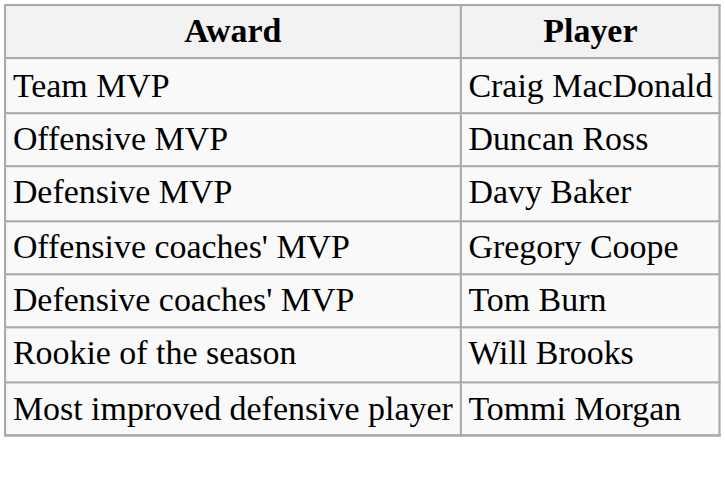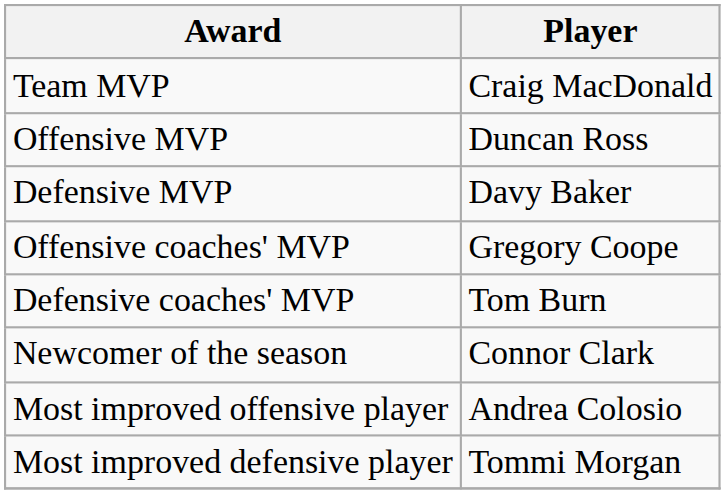- row: (155, 354)
+ row: (180, 354)
+ row: (231, 407)
